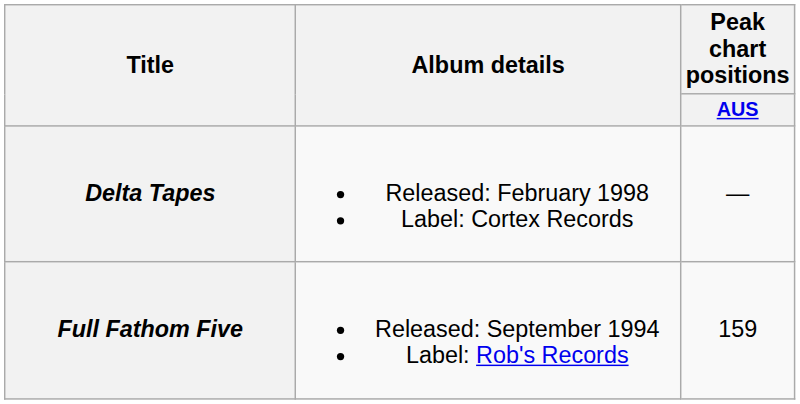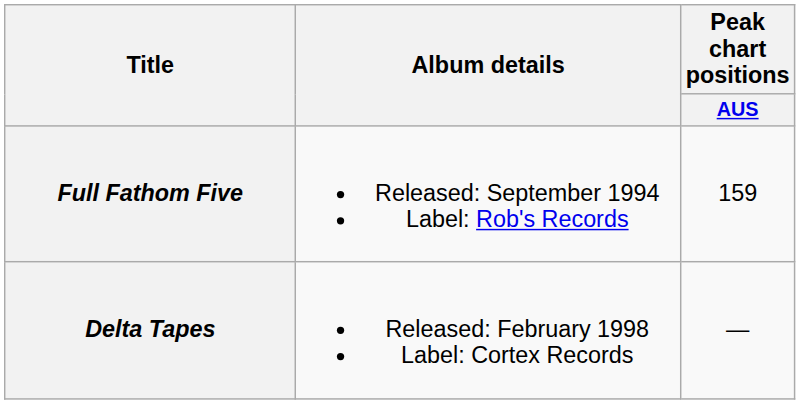rows swapped: (150, 329) <-> (150, 193)
